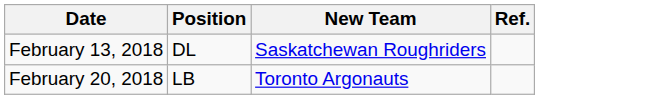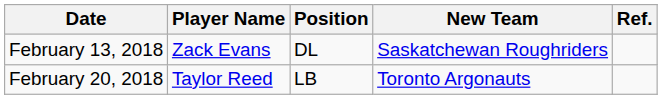+ column: (229, 19)
